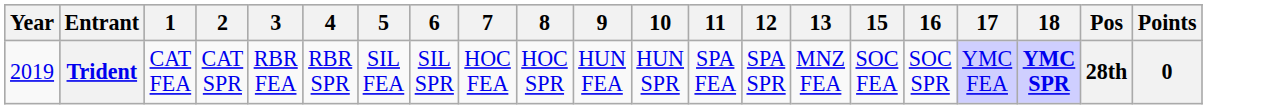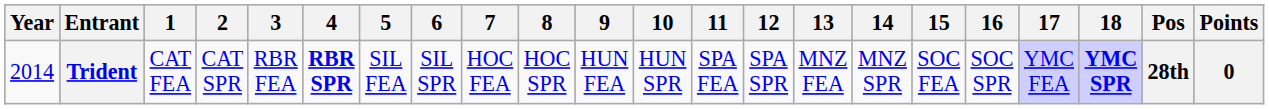+ column: (882, 22)
(32, 71) 2019 -> (32, 71) 2014
(330, 71) normal -> (331, 71) bold
